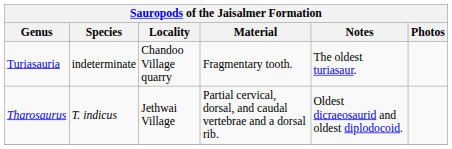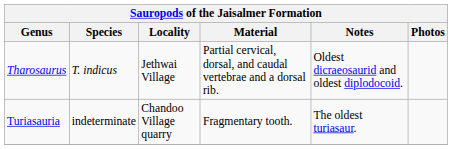rows swapped: (33, 63) <-> (37, 115)
